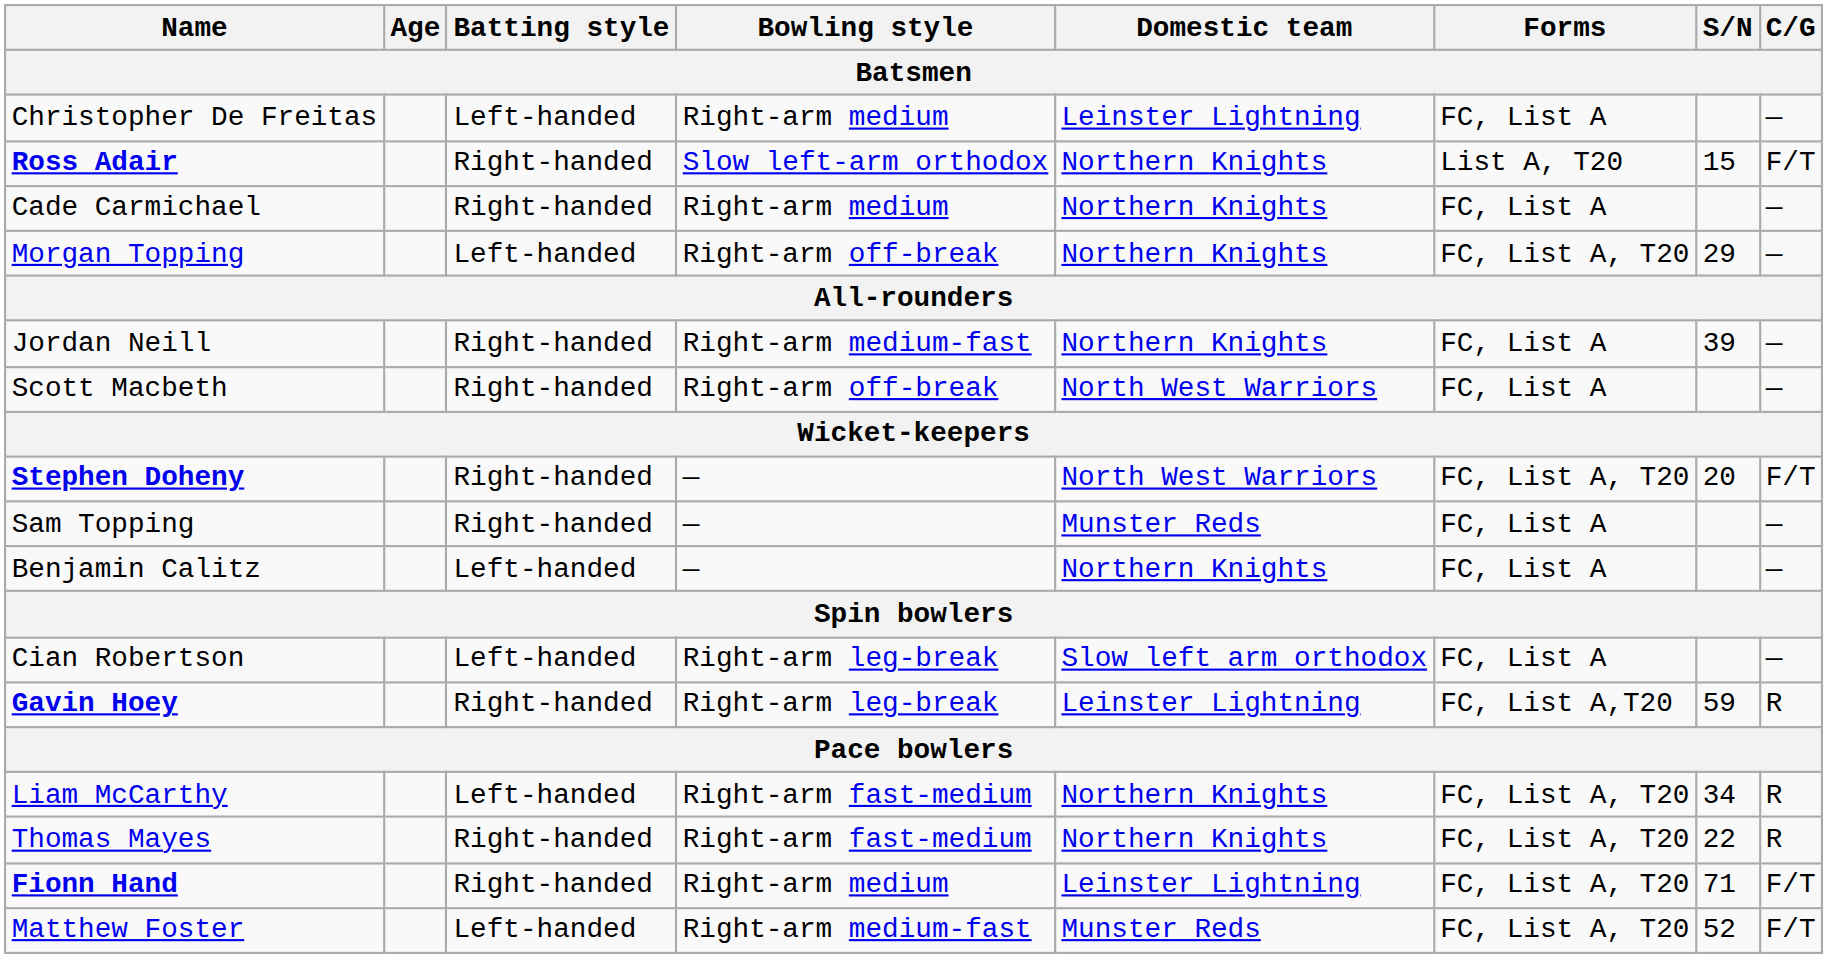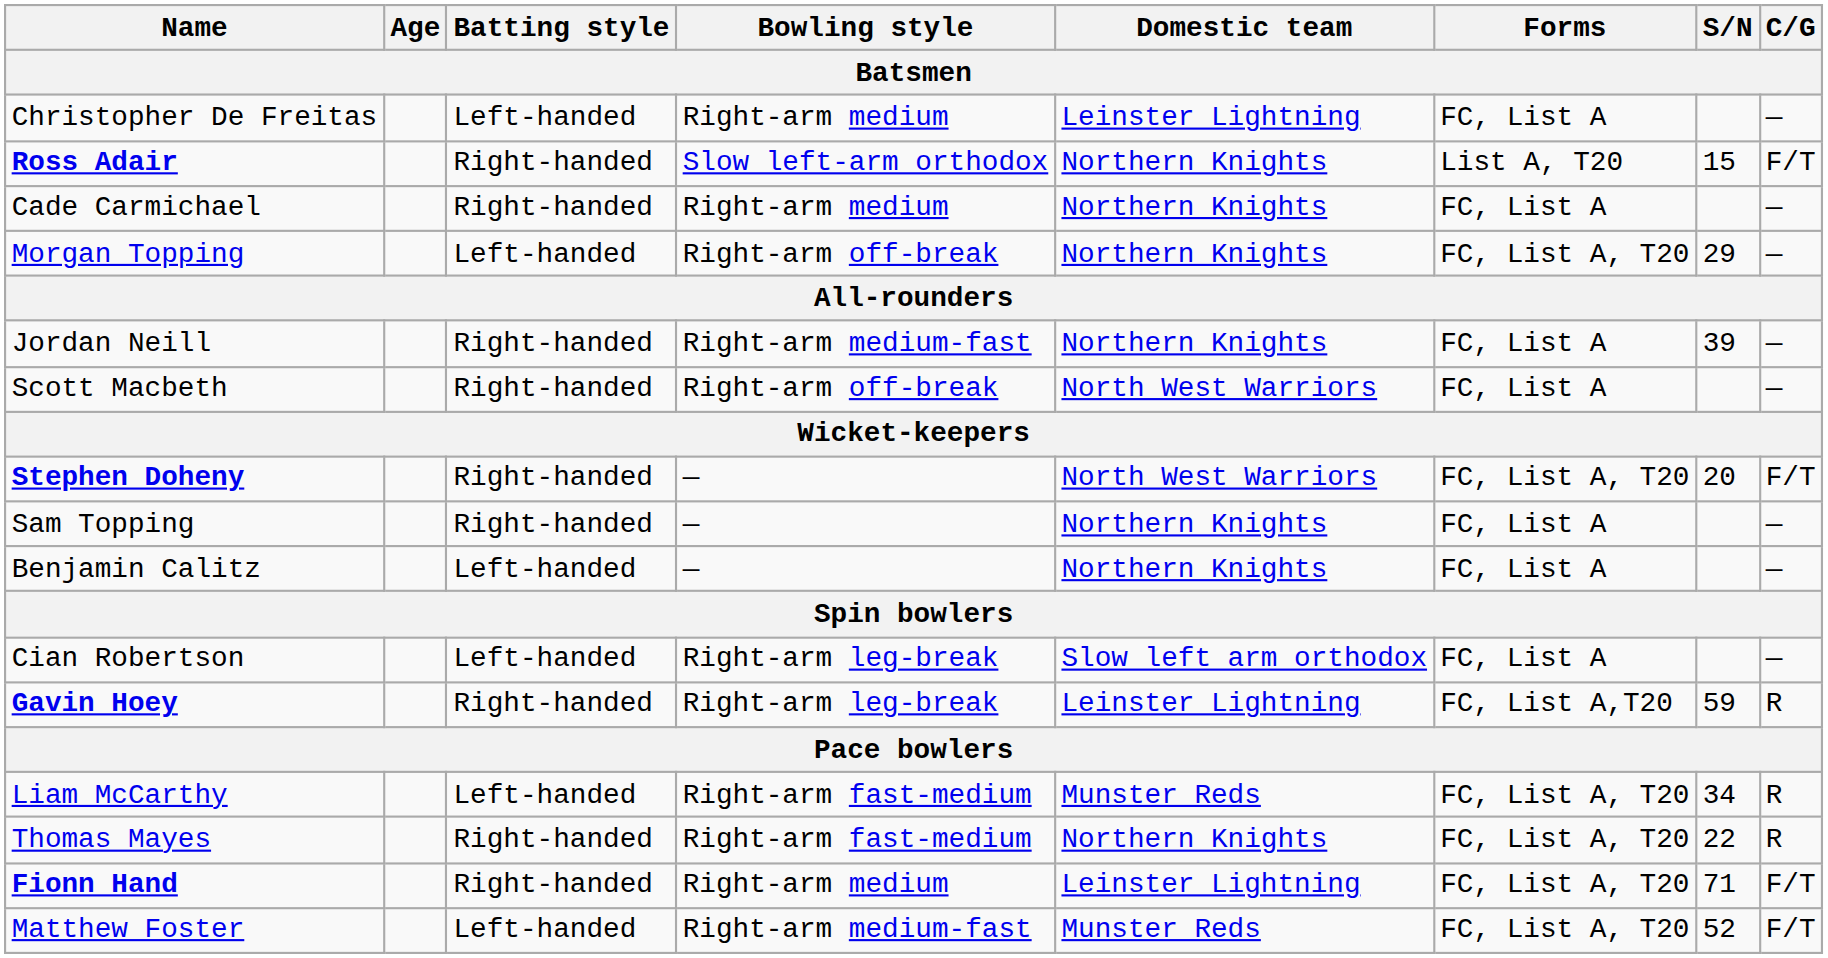(1161, 524) Munster Reds -> (1194, 524) Northern Knights
(1194, 795) Northern Knights -> (1161, 795) Munster Reds
